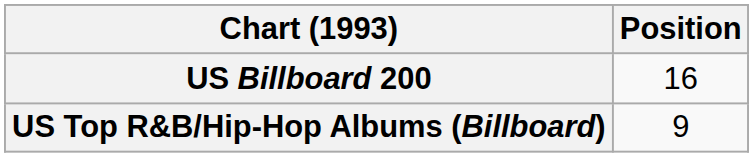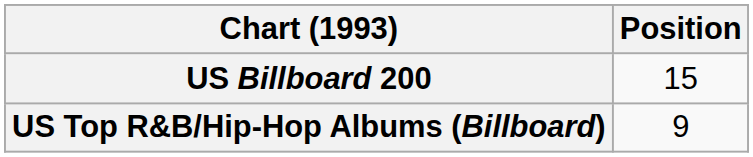(681, 77) 16 -> (681, 77) 15
